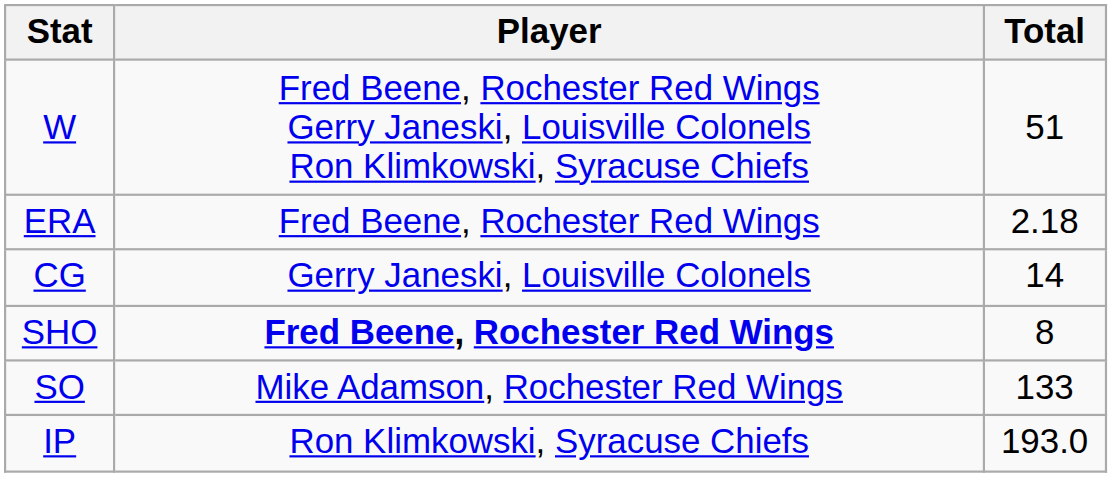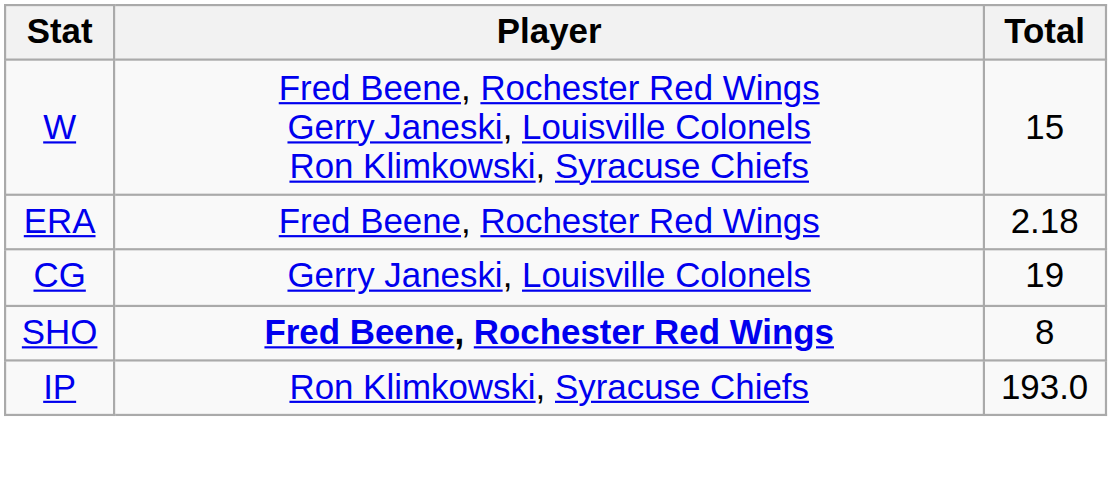(1045, 126) 51 -> (1045, 126) 15
(1045, 276) 14 -> (1045, 276) 19
- row: (60, 387)
